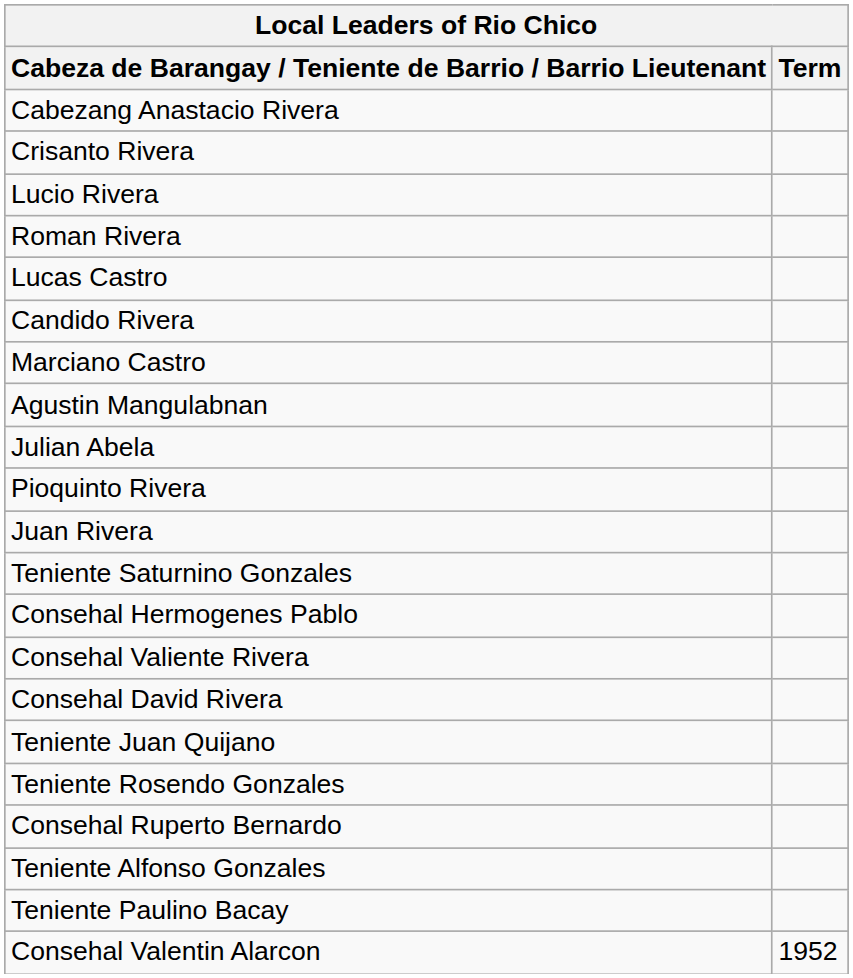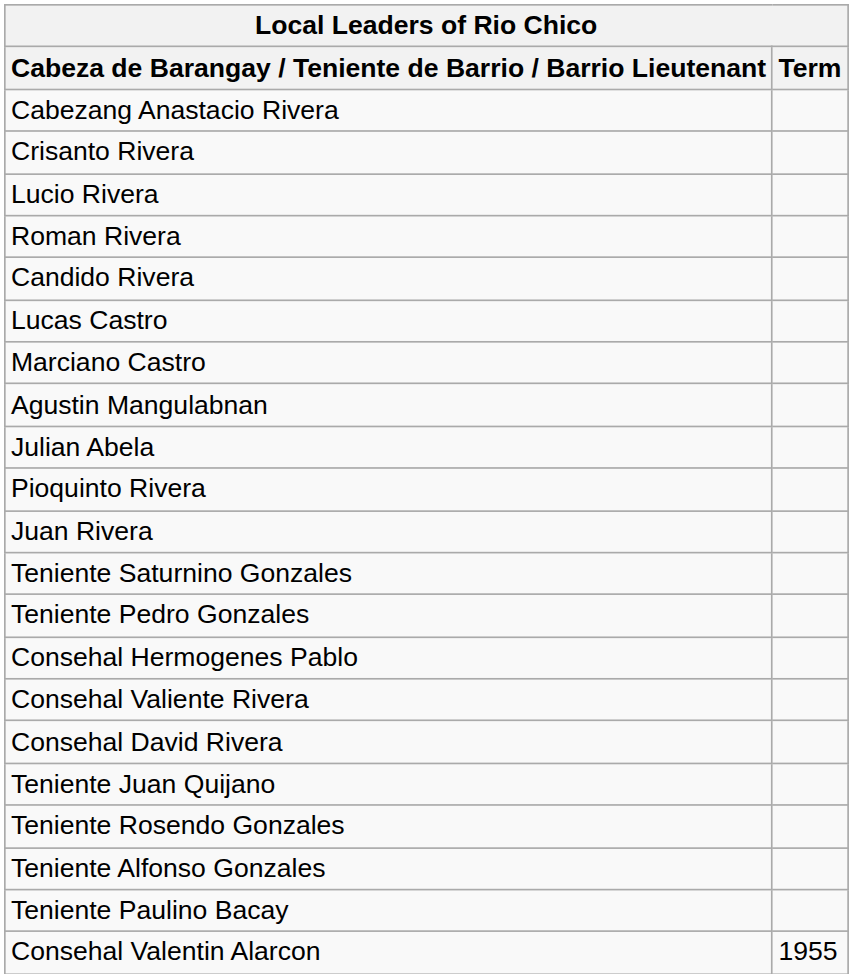rows swapped: (102, 320) <-> (89, 278)
+ row: (160, 615)
- row: (176, 825)
(808, 952) 1952 -> (808, 952) 1955
